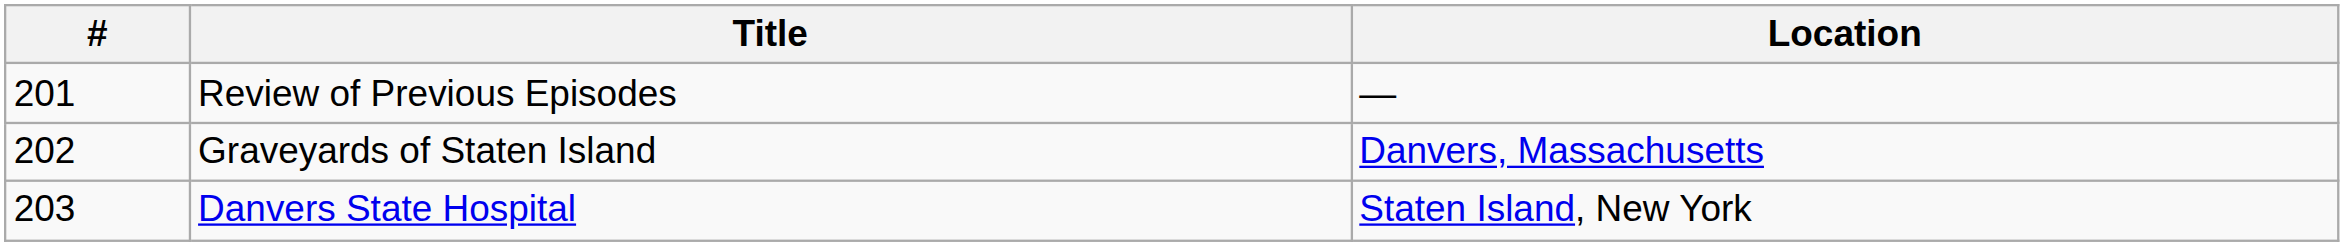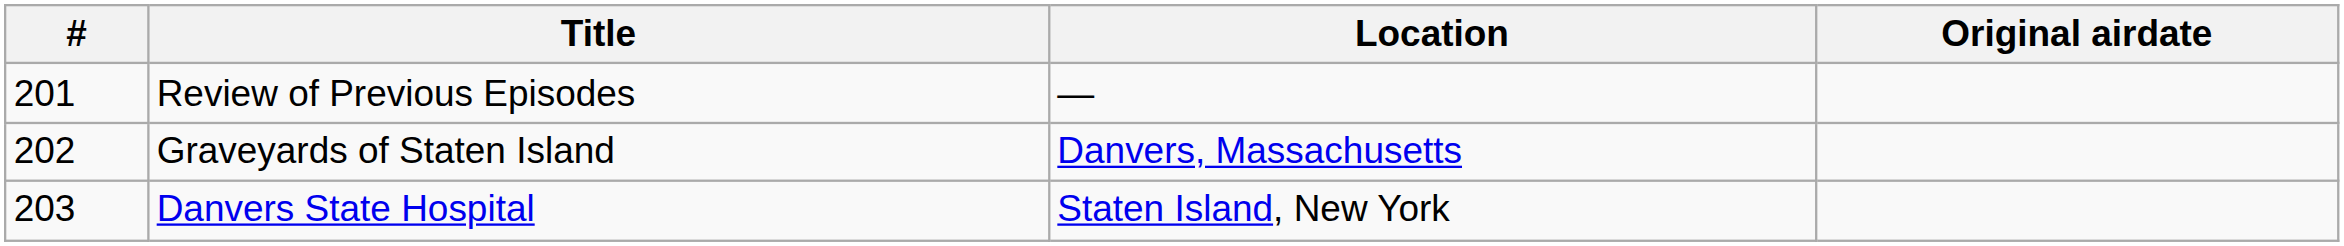+ column: (2077, 33)
